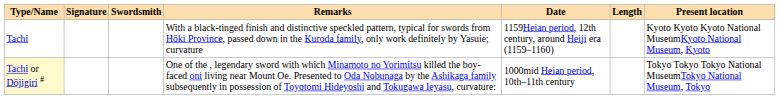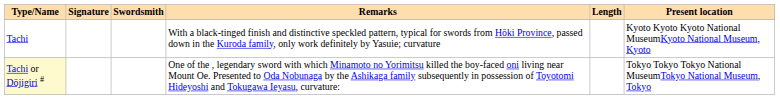- column: (556, 12)
